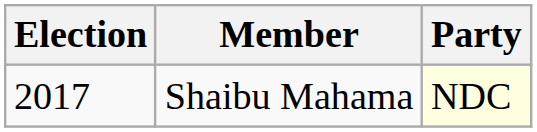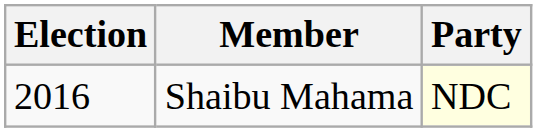(52, 95) 2017 -> (52, 95) 2016
